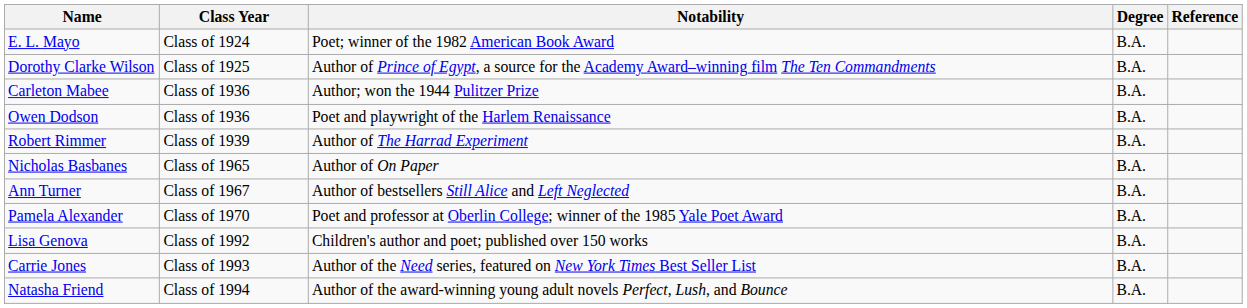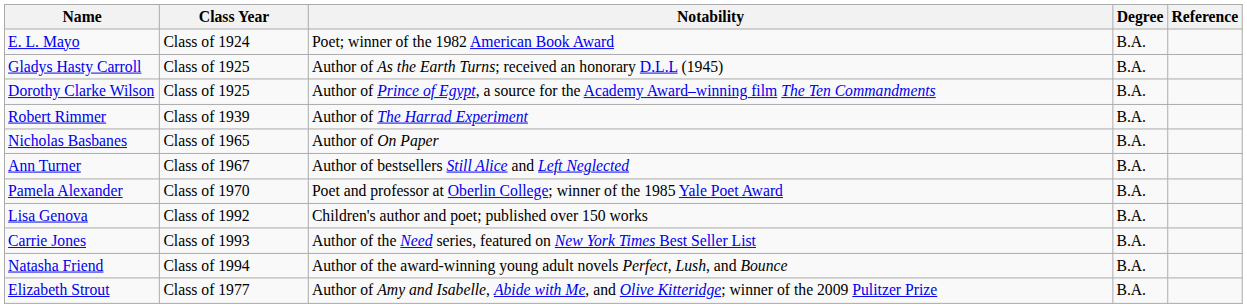+ row: (75, 66)
- row: (58, 91)
- row: (53, 116)
+ row: (59, 290)
